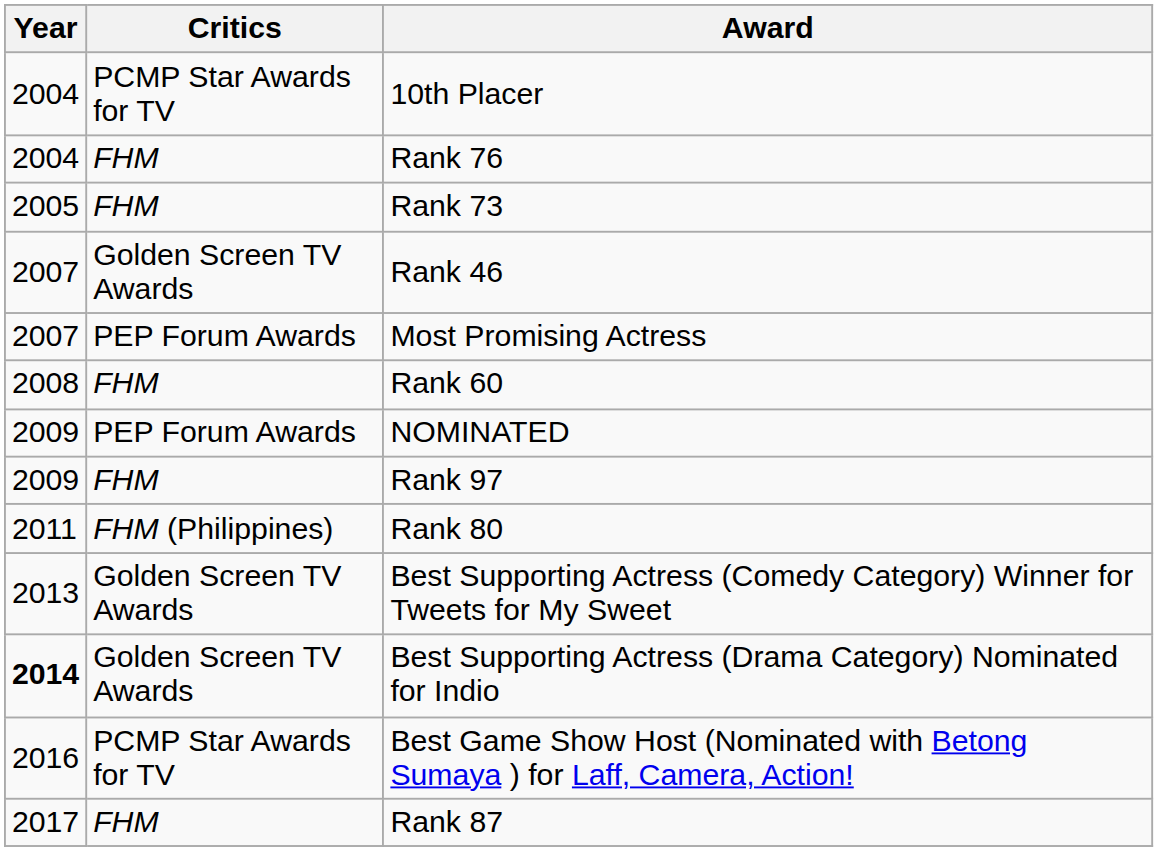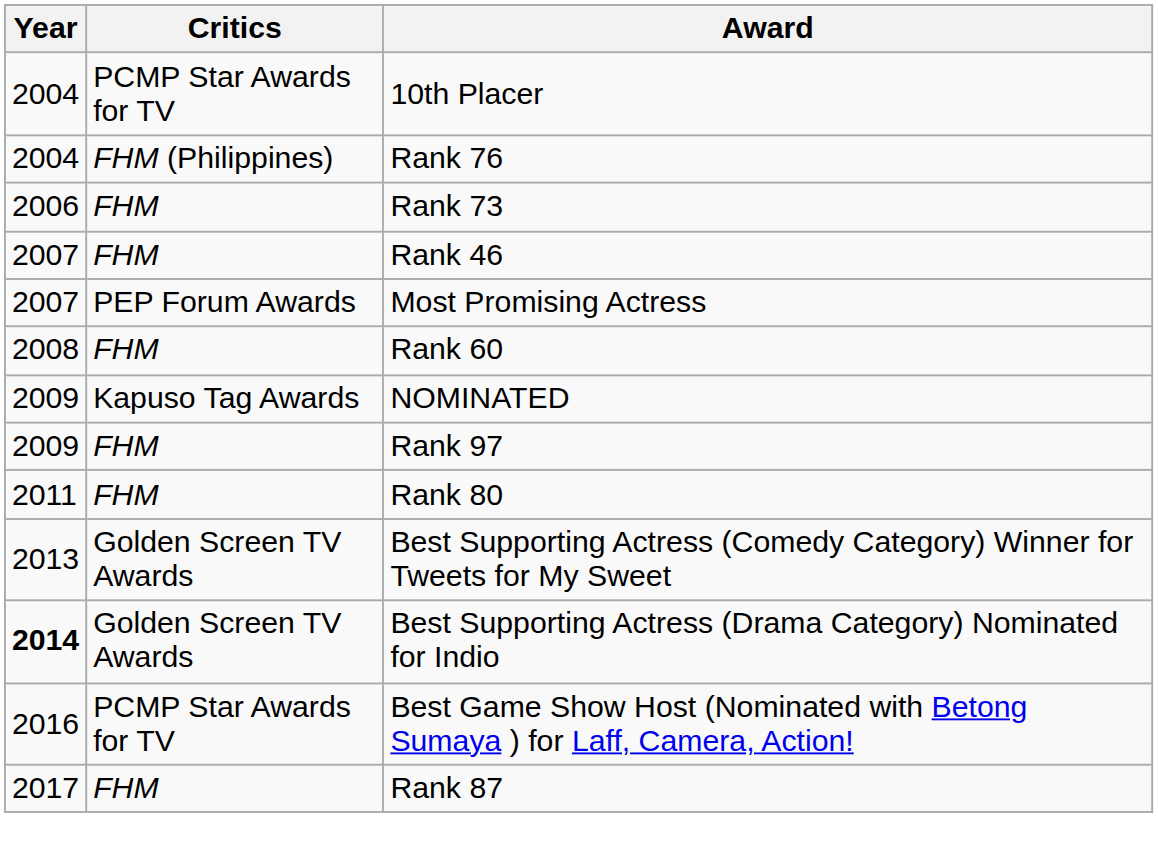(126, 158) FHM -> (213, 158) FHM (Philippines)
(46, 206) 2005 -> (46, 206) 2006
(217, 271) Golden Screen TV Awards -> (126, 254) FHM
(225, 432) PEP Forum Awards -> (226, 398) Kapuso Tag Awards
(213, 528) FHM (Philippines) -> (126, 494) FHM
